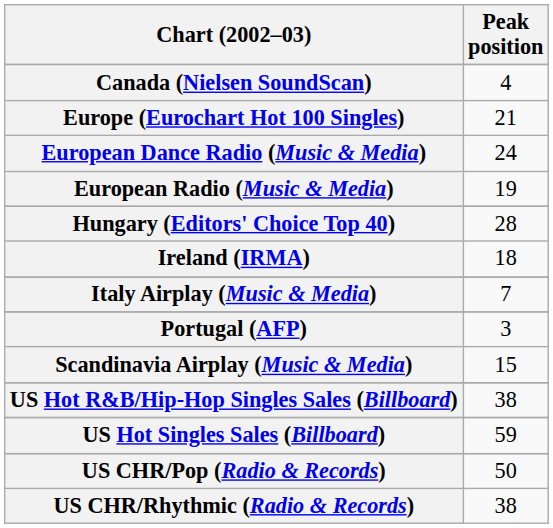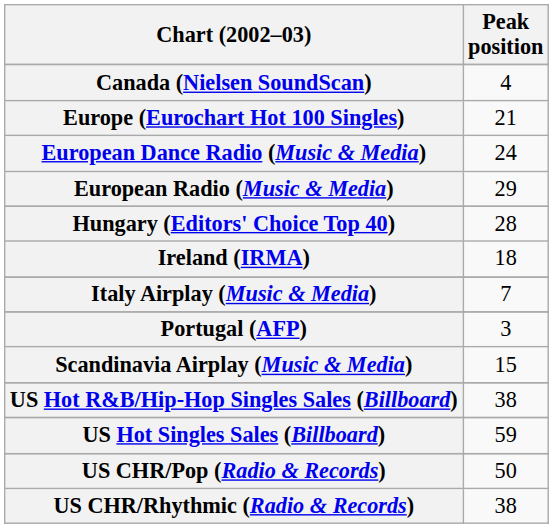(506, 188) 19 -> (506, 188) 29
